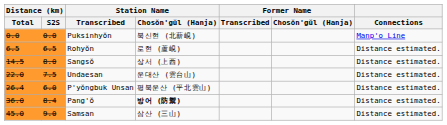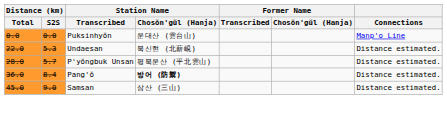(167, 35) 북신현 (北薪峴) -> (167, 35) 운대산 (雲台山)
- row: (81, 48)
- row: (81, 61)
(50, 74) 7.5 -> (50, 48) 5.3
(167, 74) 운대산 (雲台山) -> (167, 48) 북신현 (北薪峴)
(15, 87) 26.4 -> (15, 61) 28.0
(50, 87) 6.0 -> (50, 61) 5.7
